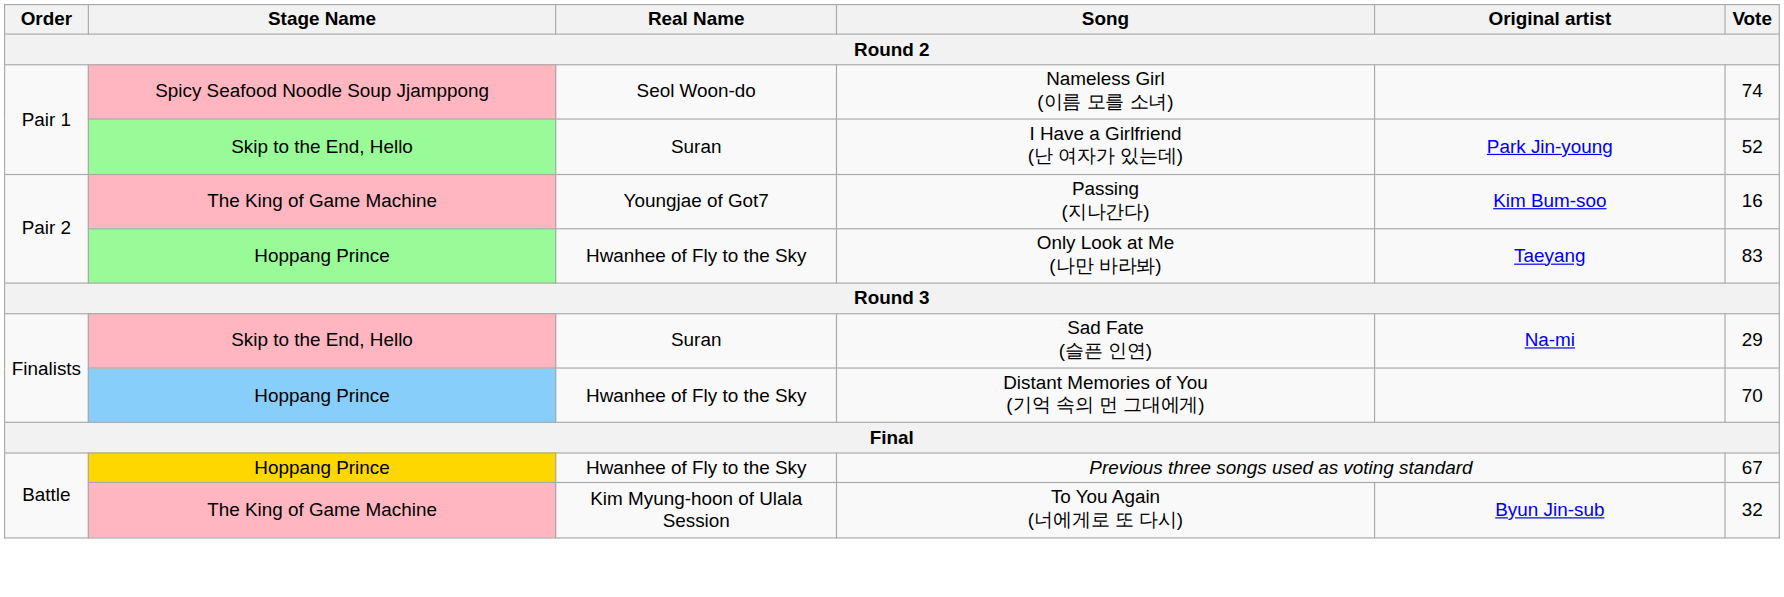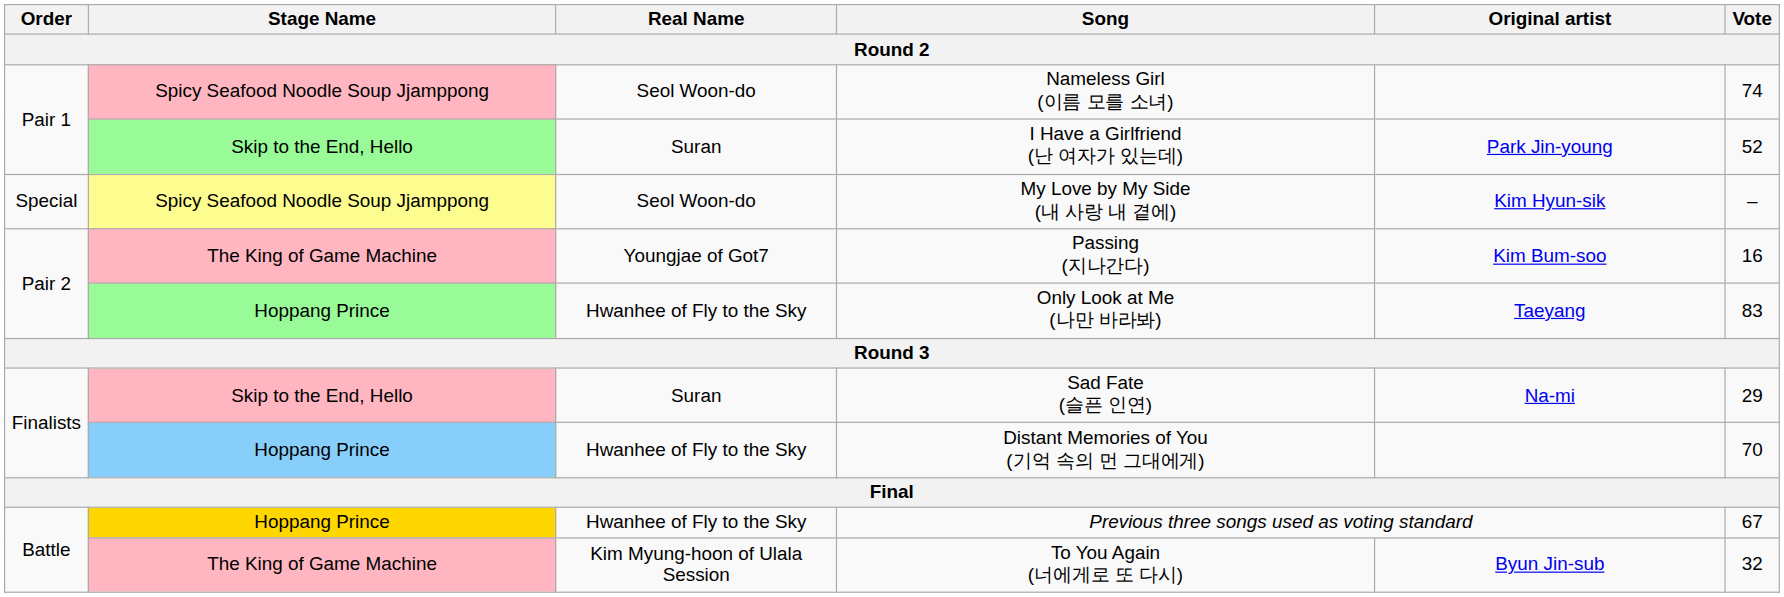+ row: (1105, 200)
